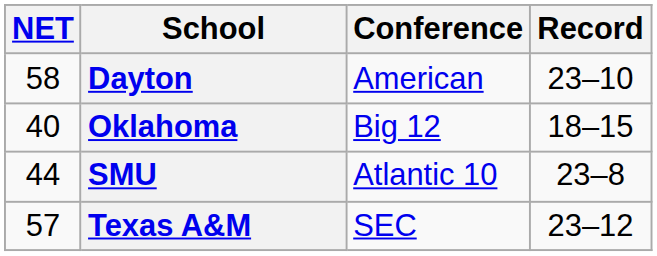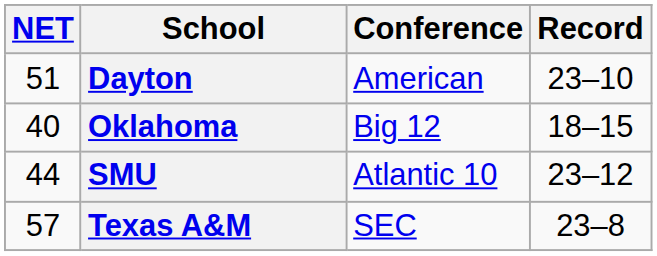(43, 77) 58 -> (43, 77) 51
(591, 175) 23–8 -> (591, 175) 23–12
(591, 224) 23–12 -> (591, 224) 23–8
